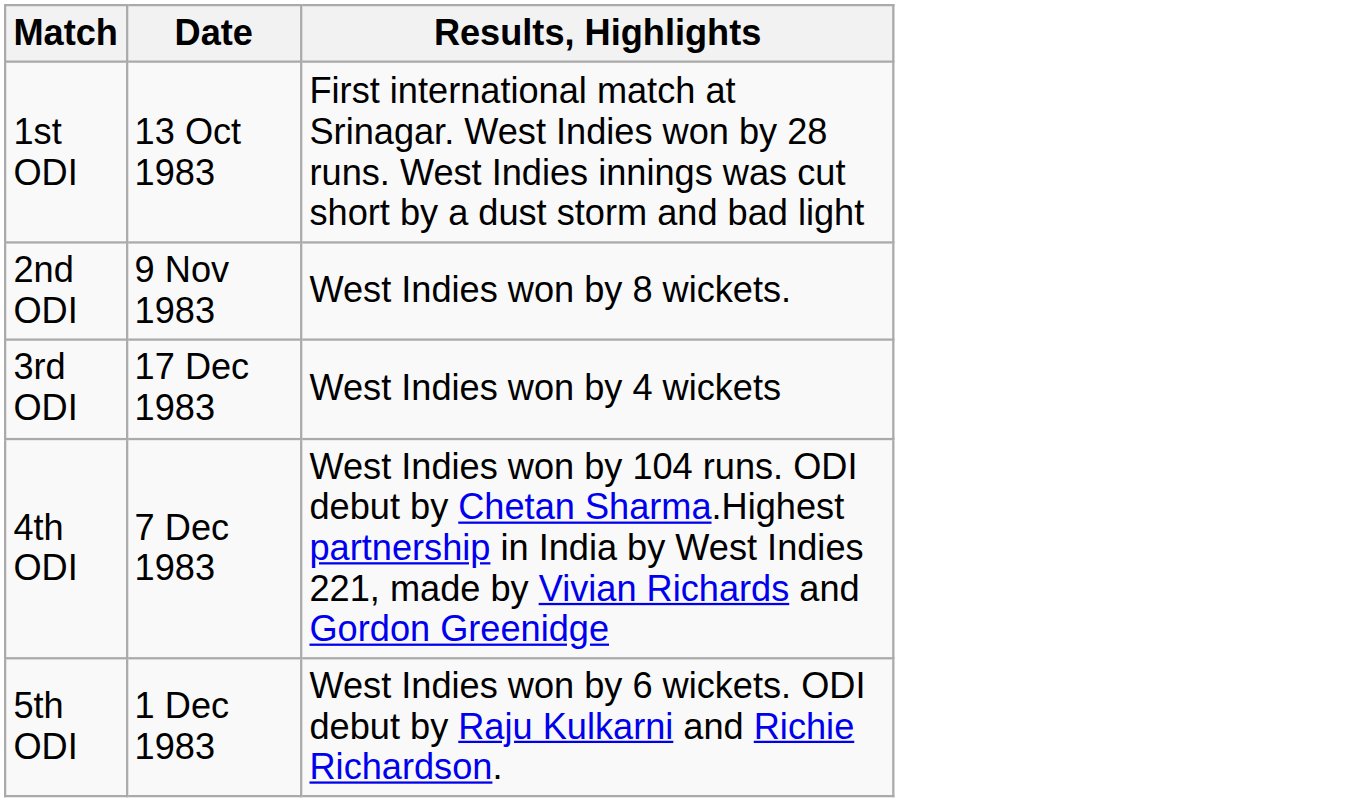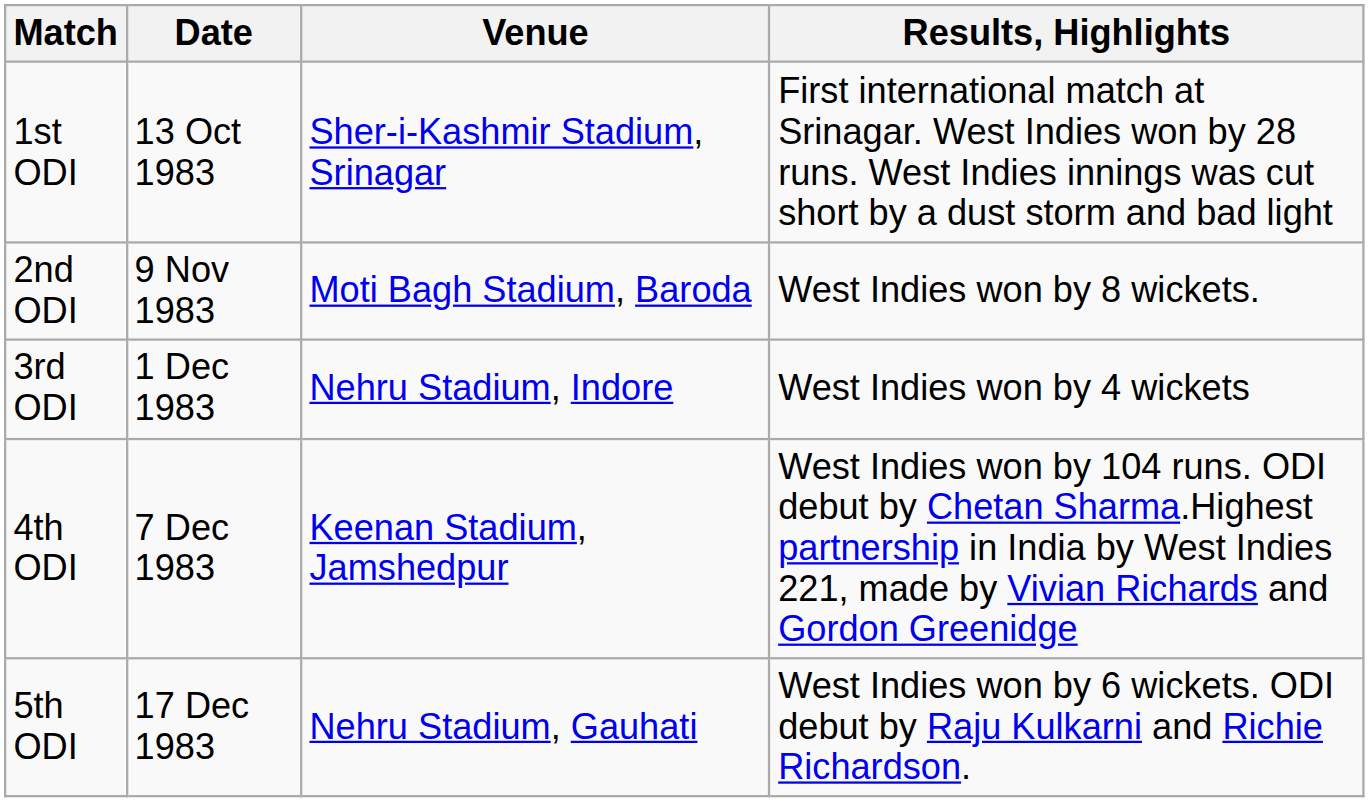+ column: (535, 33)
(192, 388) 17 Dec 1983 -> (182, 388) 1 Dec 1983
(182, 726) 1 Dec 1983 -> (192, 726) 17 Dec 1983
